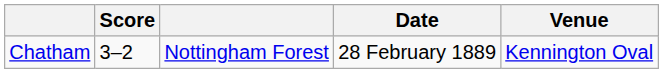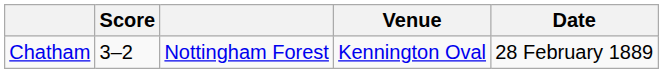columns swapped: (417, 20) <-> (579, 20)
